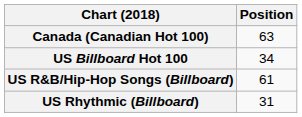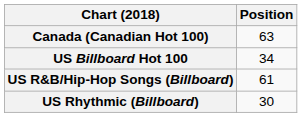(267, 101) 31 -> (267, 101) 30
